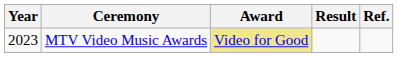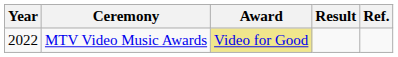(23, 40) 2023 -> (23, 40) 2022
